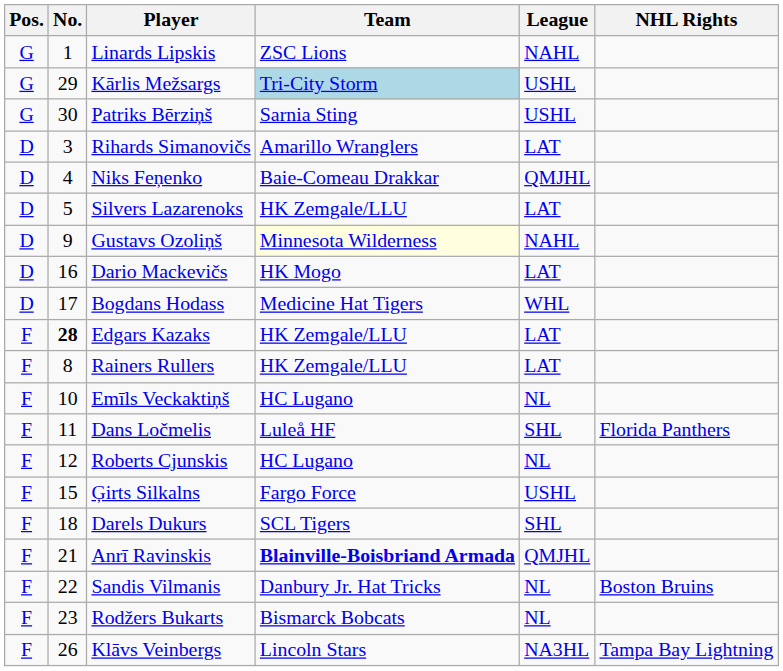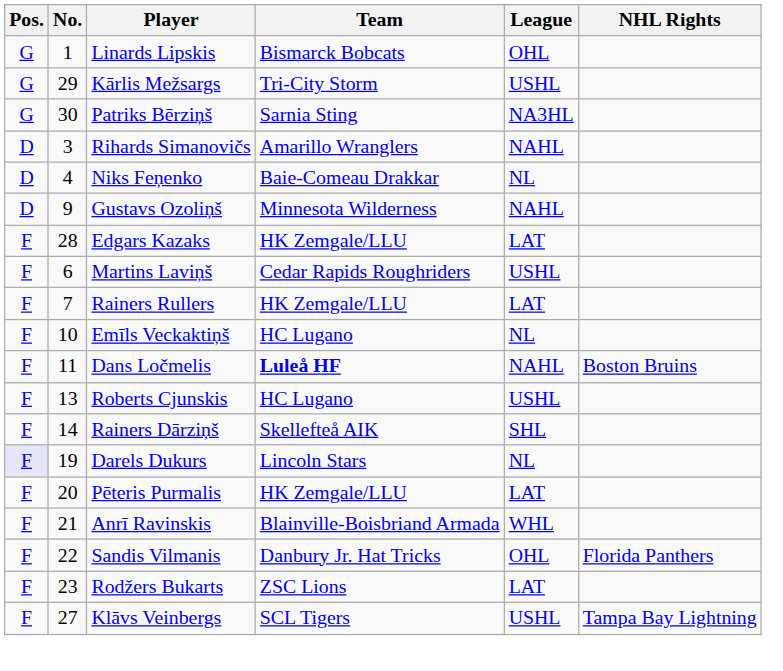(303, 51) ZSC Lions -> (332, 51) Bismarck Bobcats
(552, 51) NAHL -> (529, 51) OHL
(319, 83) lightblue background -> (319, 83) no background
(550, 114) USHL -> (541, 114) NA3HL
(542, 146) LAT -> (536, 146) NAHL
(557, 177) QMJHL -> (522, 177) NL
- row: (167, 209)
(348, 240) lightyellow background -> (348, 209) no background
- row: (159, 271)
- row: (158, 303)
(68, 334) bold -> (68, 240) normal
+ row: (152, 271)
(68, 366) 8 -> (68, 303) 7
(298, 429) normal -> (300, 366) bold
(543, 429) SHL -> (536, 366) NAHL
(665, 429) Florida Panthers -> (640, 366) Boston Bruins
(68, 460) 12 -> (68, 397) 13
(537, 460) NL -> (535, 397) USHL
+ row: (155, 429)
- row: (146, 492)
(27, 523) no background -> (27, 460) lavender background
(68, 523) 18 -> (68, 460) 19
(305, 523) SCL Tigers -> (313, 460) Lincoln Stars
(543, 523) SHL -> (522, 460) NL
+ row: (156, 492)
(387, 555) bold -> (380, 523) normal
(557, 555) QMJHL -> (531, 523) WHL
(537, 586) NL -> (529, 555) OHL
(657, 586) Boston Bruins -> (648, 555) Florida Panthers
(332, 618) Bismarck Bobcats -> (303, 586) ZSC Lions
(537, 618) NL -> (527, 586) LAT
(68, 649) 26 -> (68, 618) 27
(313, 649) Lincoln Stars -> (305, 618) SCL Tigers
(557, 649) NA3HL -> (535, 618) USHL
